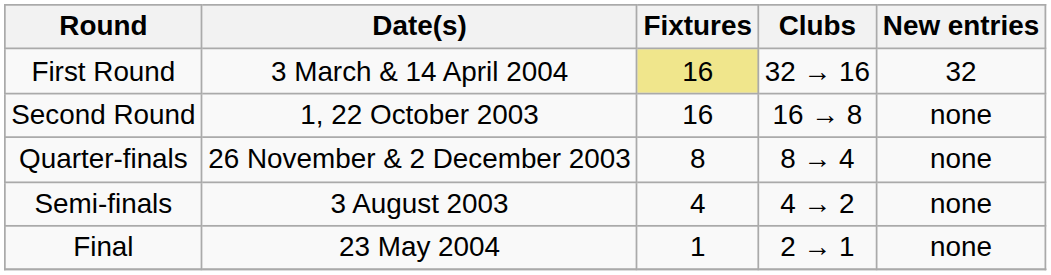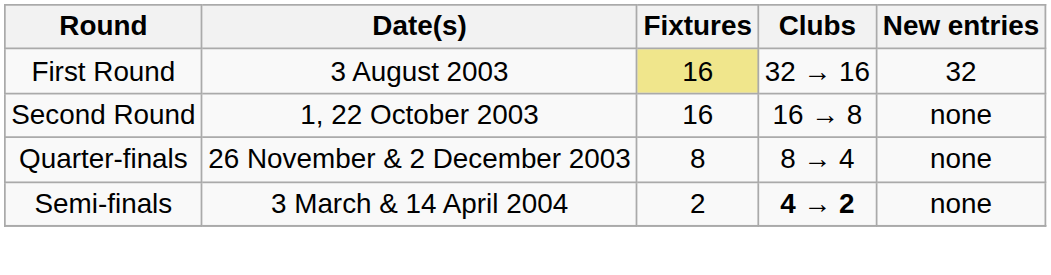(420, 70) 3 March & 14 April 2004 -> (420, 70) 3 August 2003
(420, 203) 3 August 2003 -> (420, 203) 3 March & 14 April 2004
(698, 203) 4 -> (698, 203) 2
(817, 203) normal -> (817, 203) bold
- row: (103, 247)
